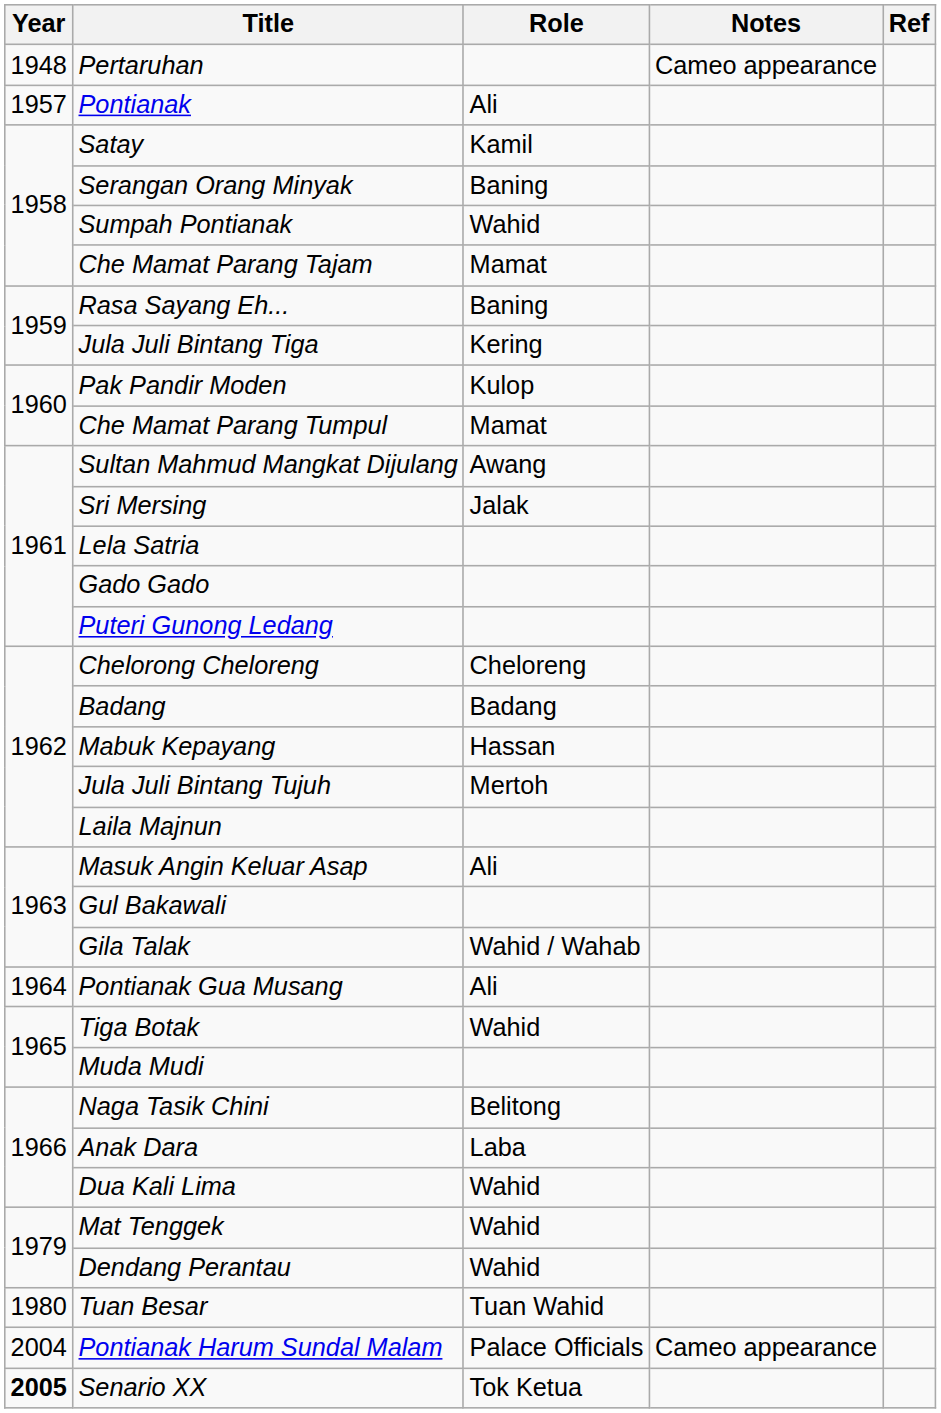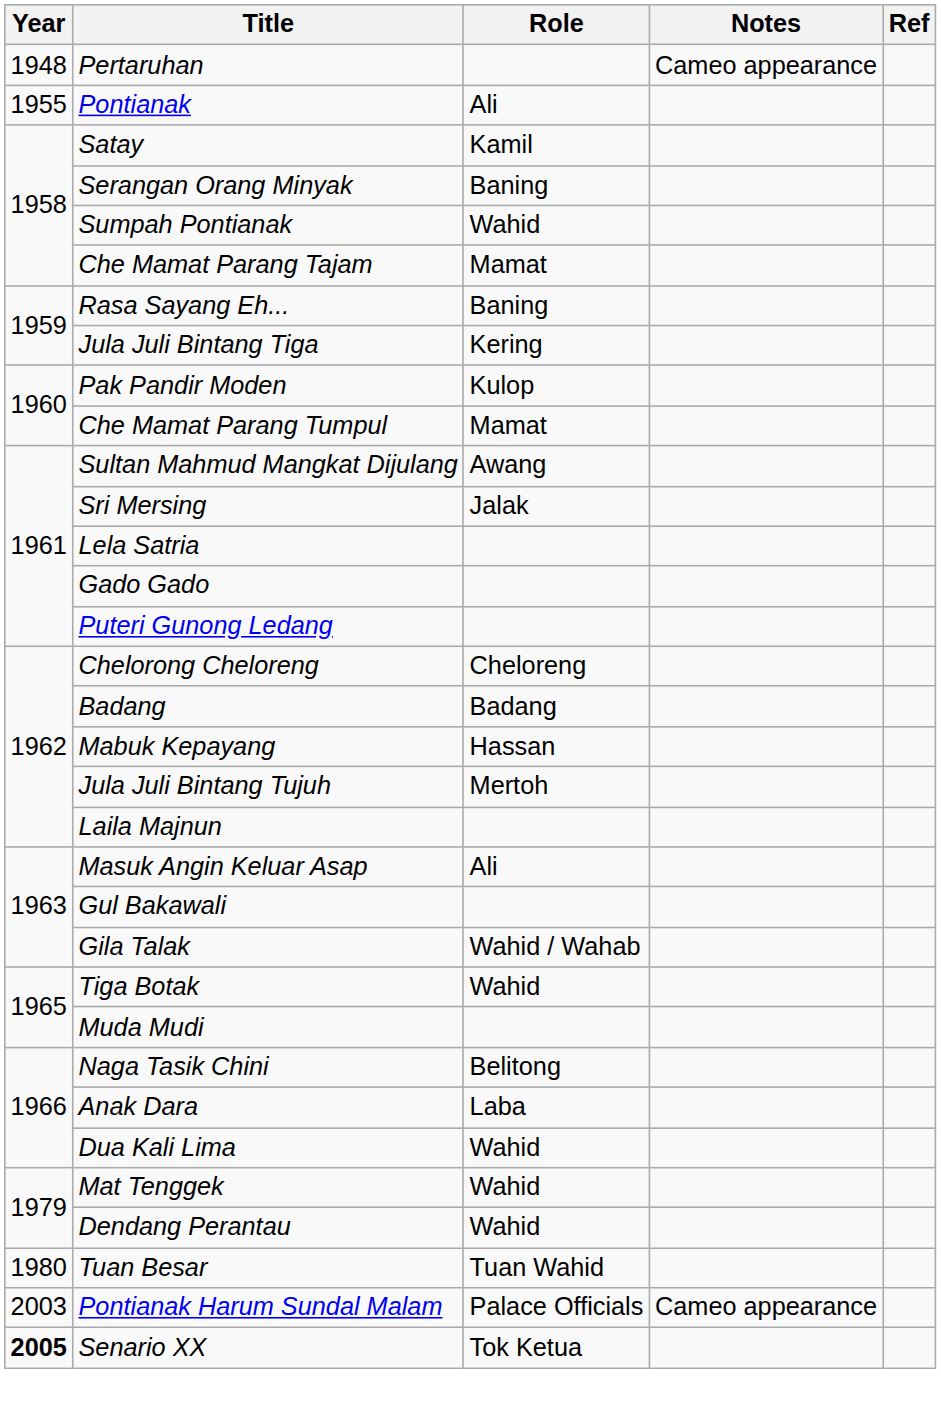(39, 104) 1957 -> (39, 104) 1955
- row: (211, 986)
(39, 1347) 2004 -> (39, 1307) 2003
